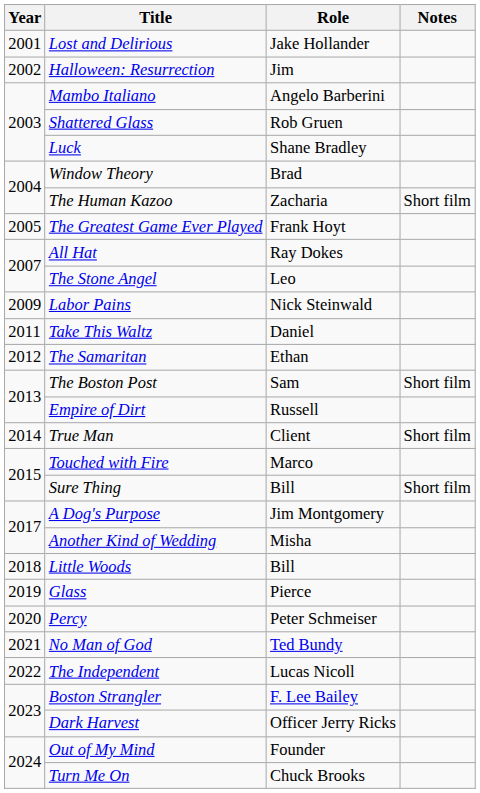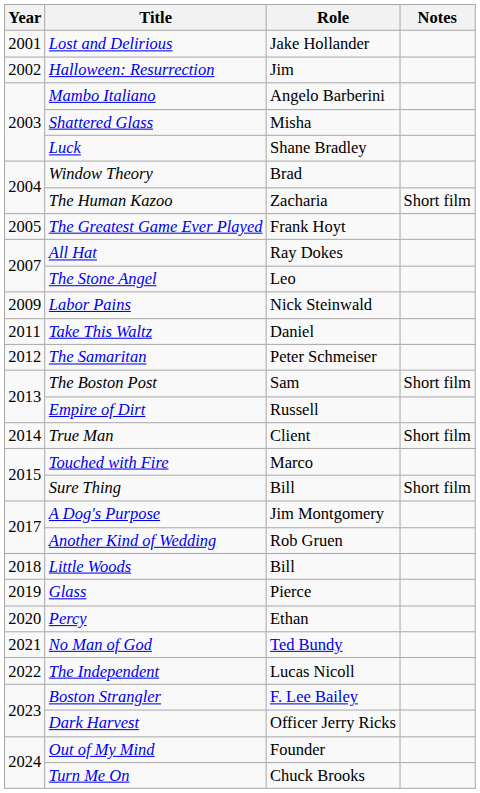(306, 122) Rob Gruen -> (291, 122) Misha
(289, 357) Ethan -> (323, 357) Peter Schmeiser
(291, 540) Misha -> (306, 540) Rob Gruen
(323, 618) Peter Schmeiser -> (289, 618) Ethan
